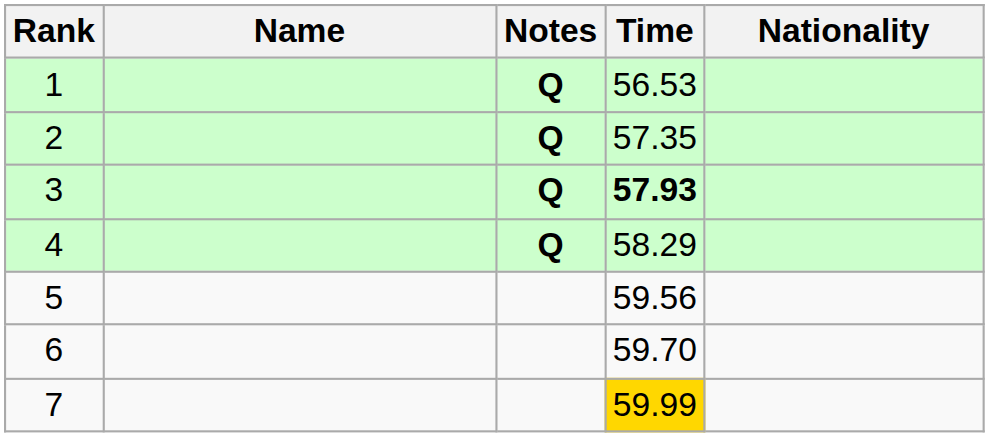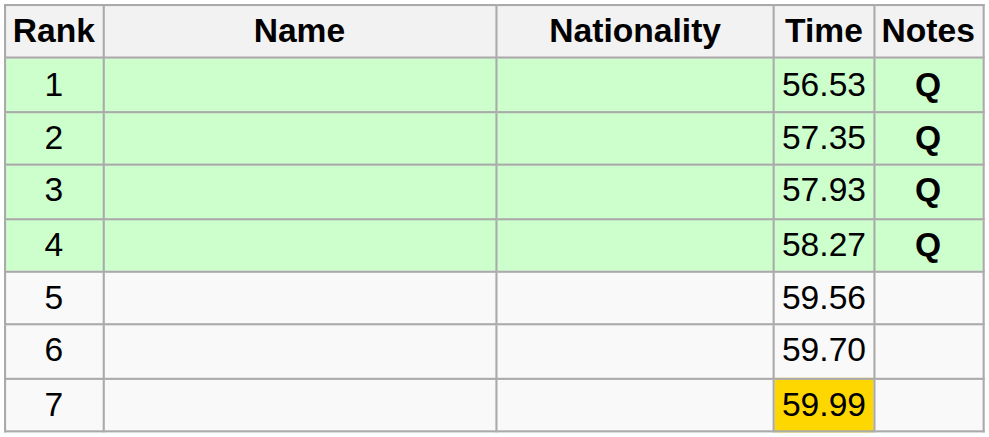columns swapped: (844, 31) <-> (551, 31)
(655, 191) bold -> (824, 191) normal
(655, 244) 58.29 -> (824, 244) 58.27
